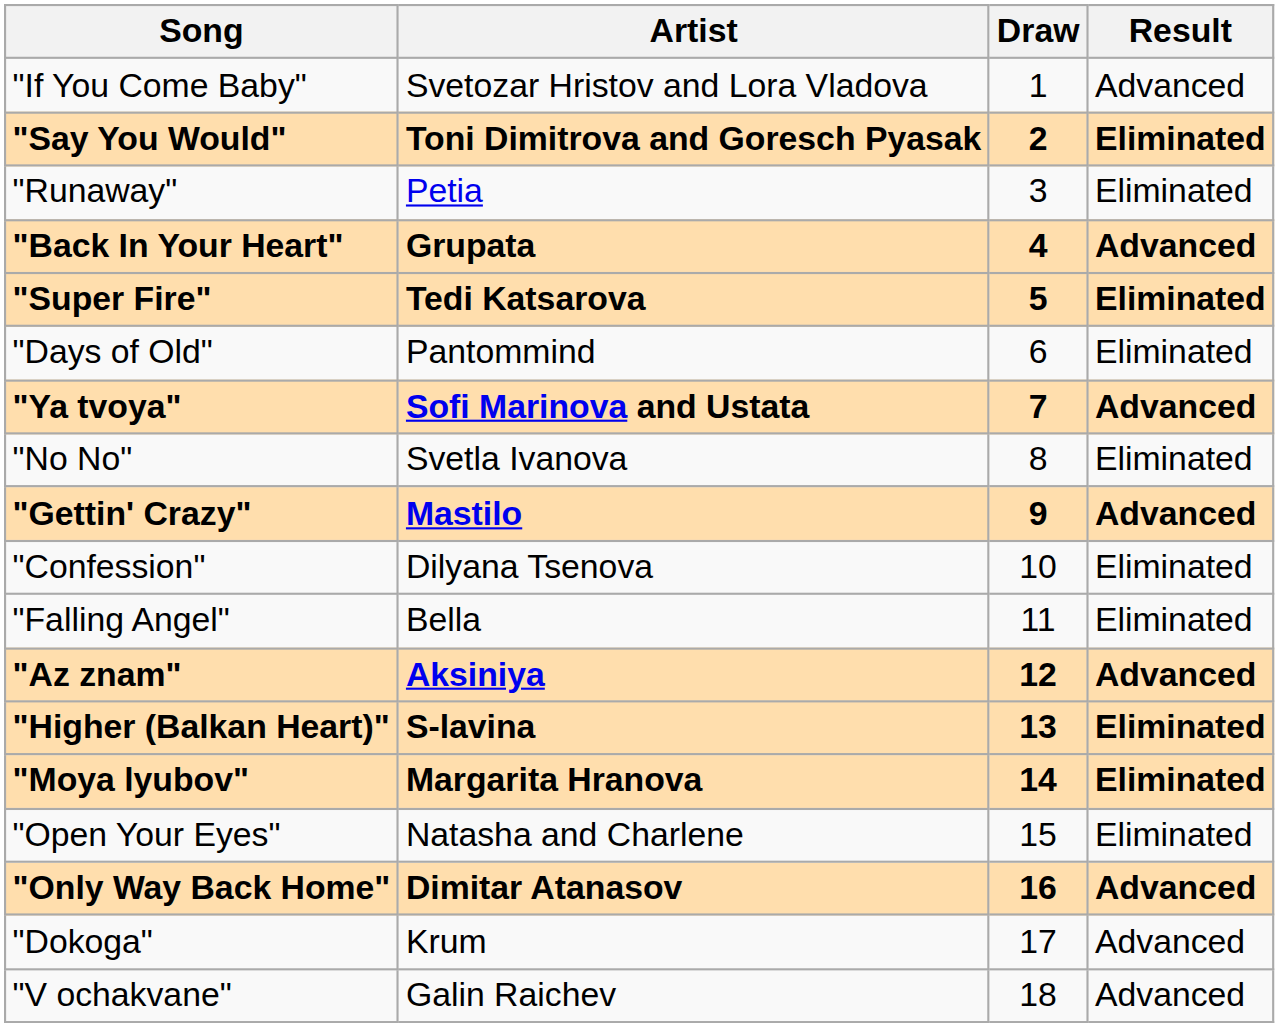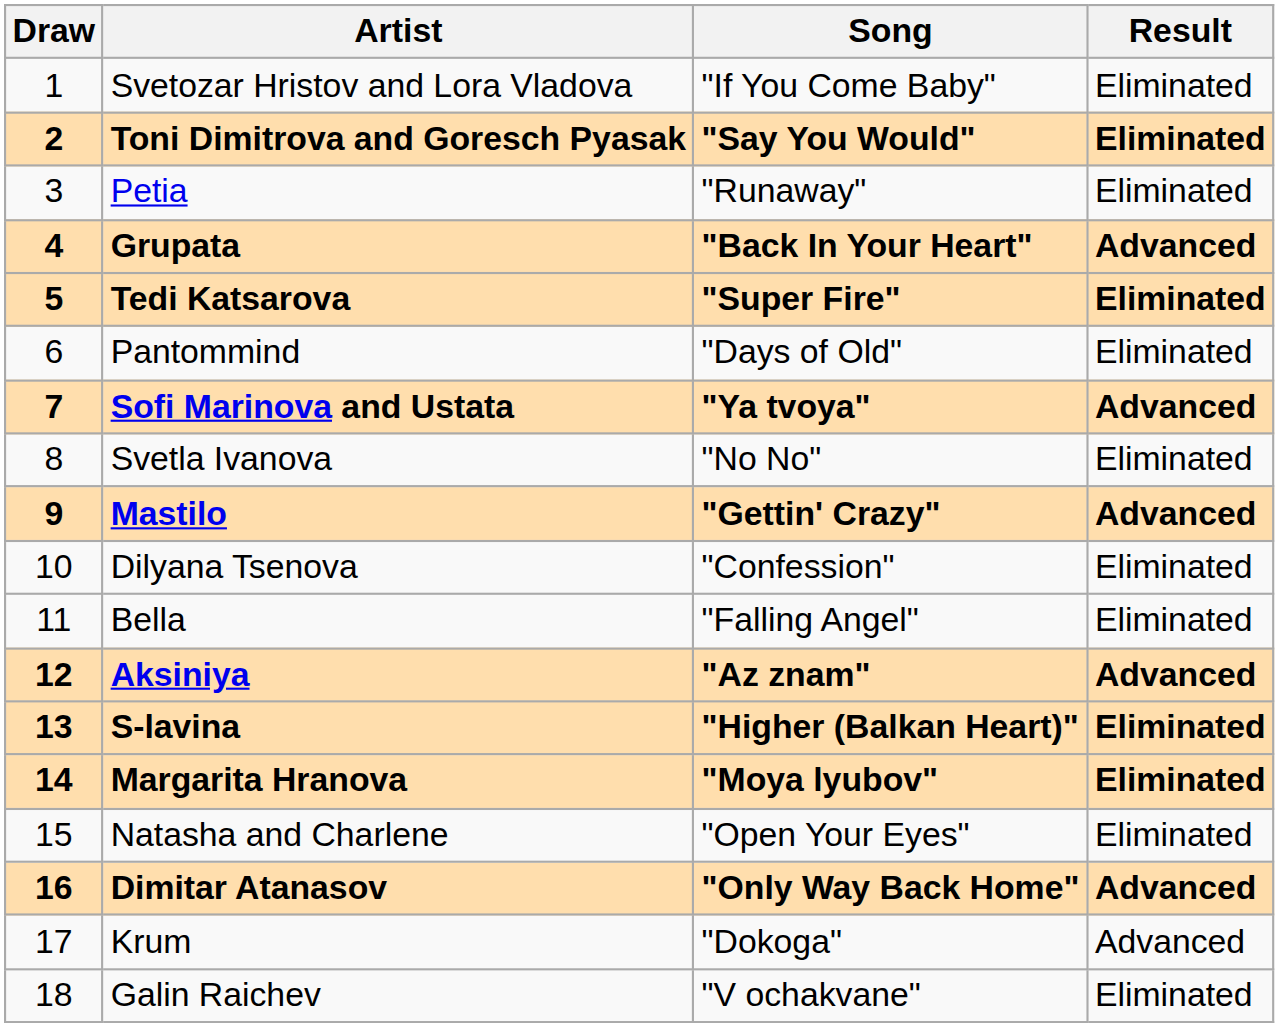columns swapped: (1038, 31) <-> (201, 31)
(1170, 84) Advanced -> (1174, 84) Eliminated
(1170, 995) Advanced -> (1174, 995) Eliminated
